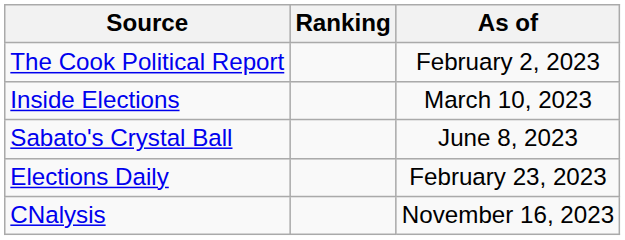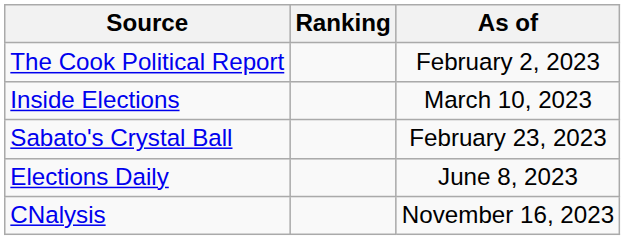(508, 138) June 8, 2023 -> (508, 138) February 23, 2023
(508, 176) February 23, 2023 -> (508, 176) June 8, 2023
